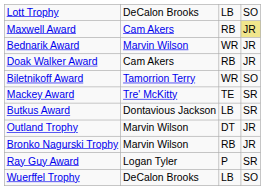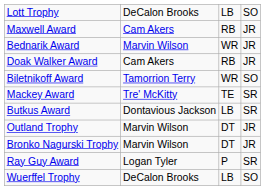(249, 29) khaki background -> (249, 29) no background
(228, 144) RB -> (228, 144) DT
